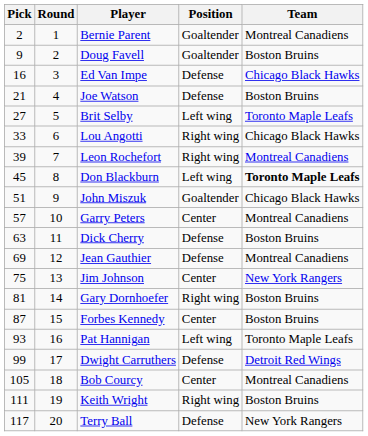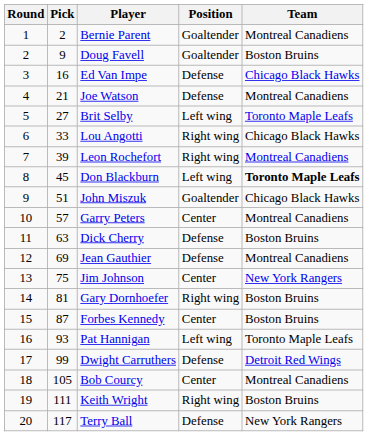columns swapped: (56, 14) <-> (19, 14)
(282, 95) Boston Bruins -> (297, 95) Montreal Canadiens
